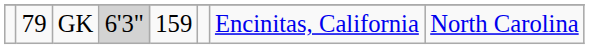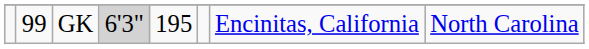(34, 24) 79 -> (34, 24) 99
(174, 24) 159 -> (174, 24) 195
